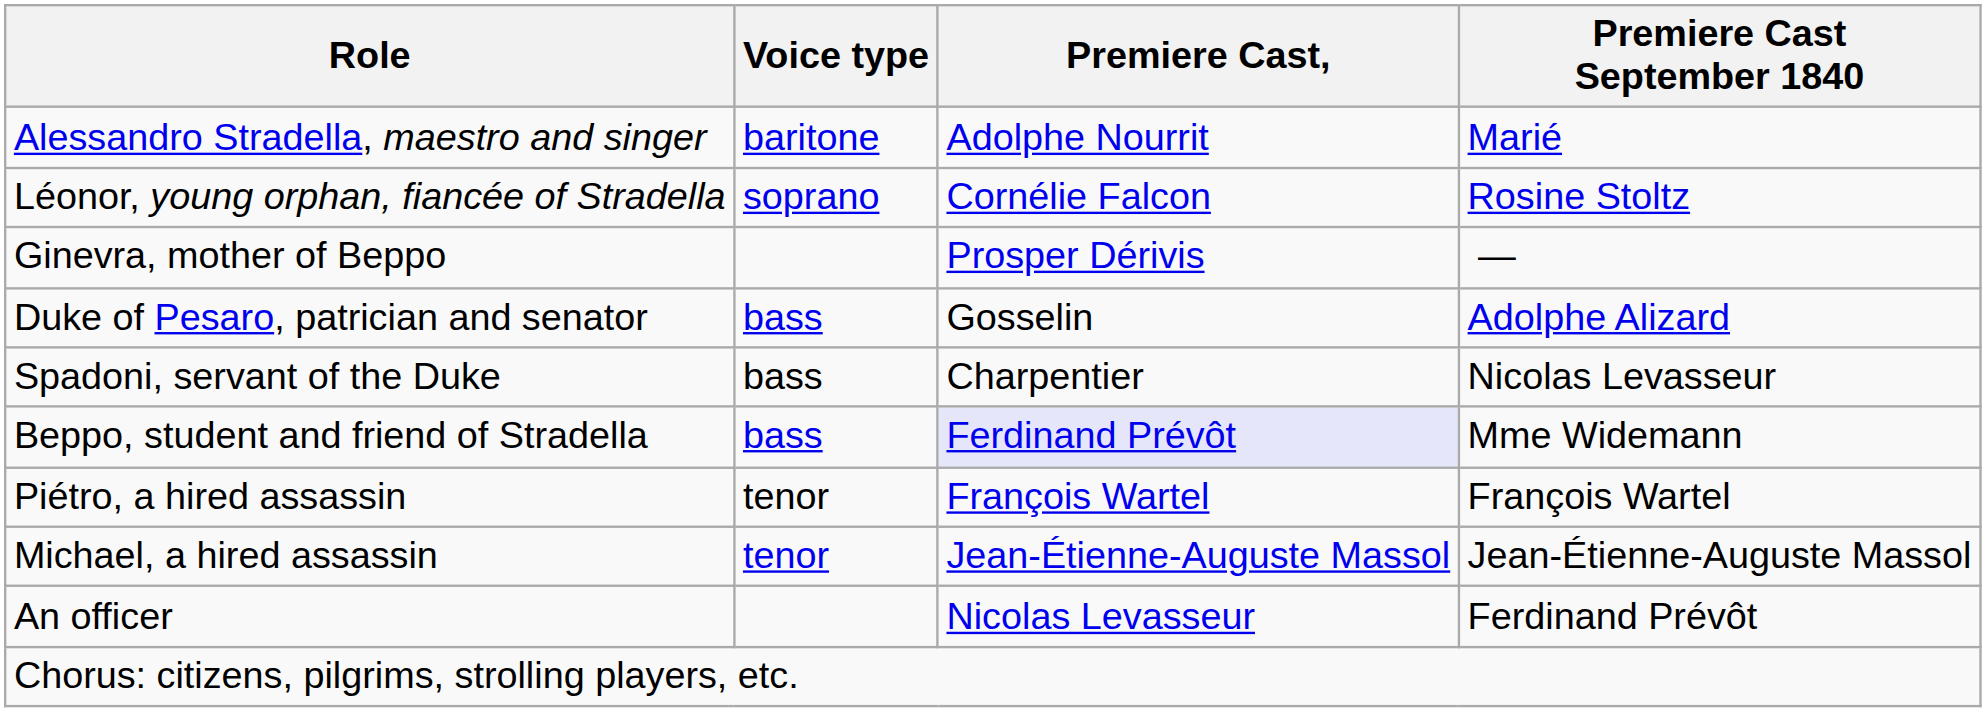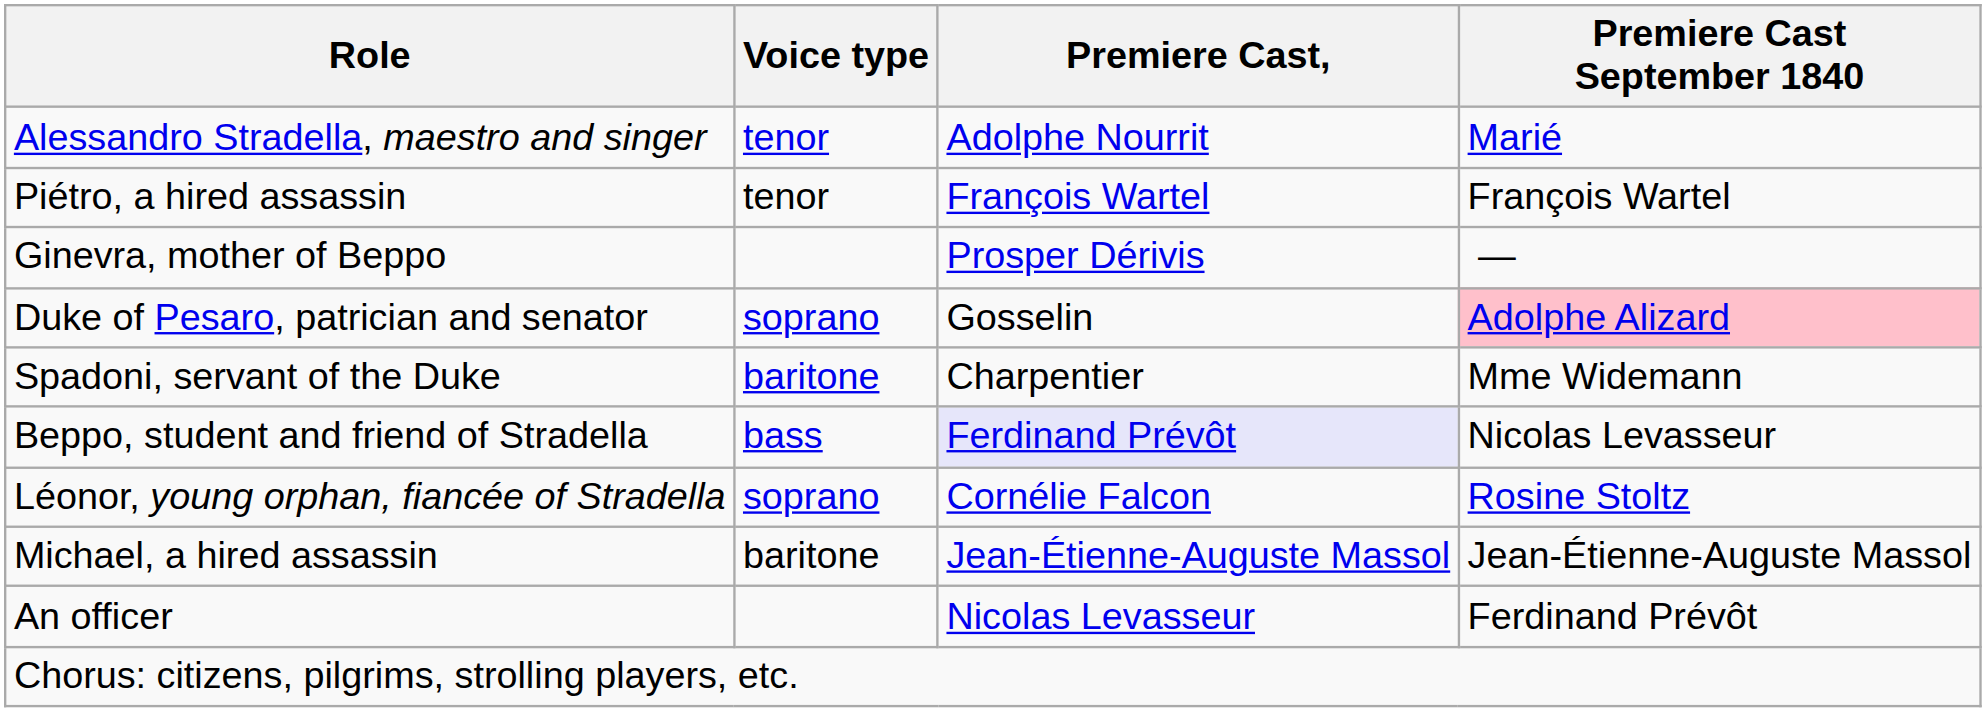(811, 136) baritone -> (786, 136) tenor
rows swapped: (370, 196) <-> (210, 496)
(783, 316) bass -> (811, 316) soprano
(1599, 316) no background -> (1599, 316) pink background
(783, 376) bass -> (811, 376) baritone
(1622, 376) Nicolas Levasseur -> (1605, 376) Mme Widemann
(1605, 436) Mme Widemann -> (1622, 436) Nicolas Levasseur
(786, 556) tenor -> (811, 556) baritone
